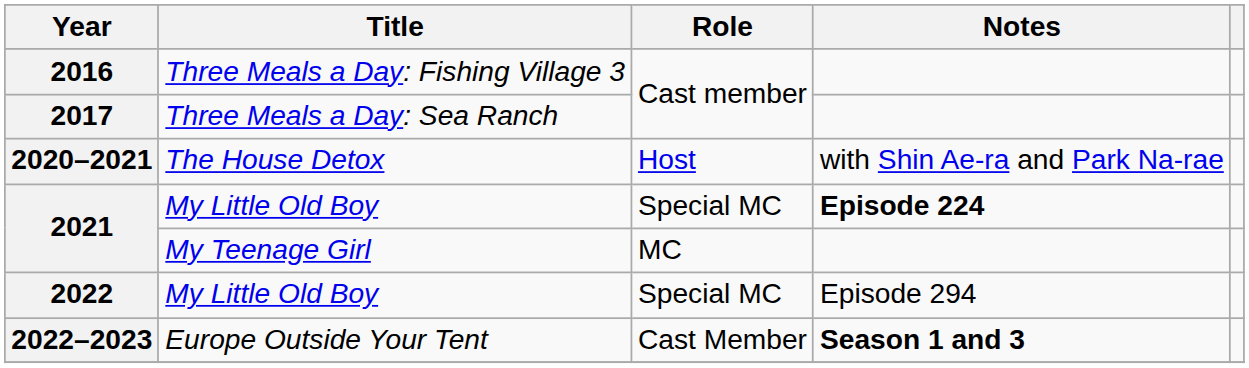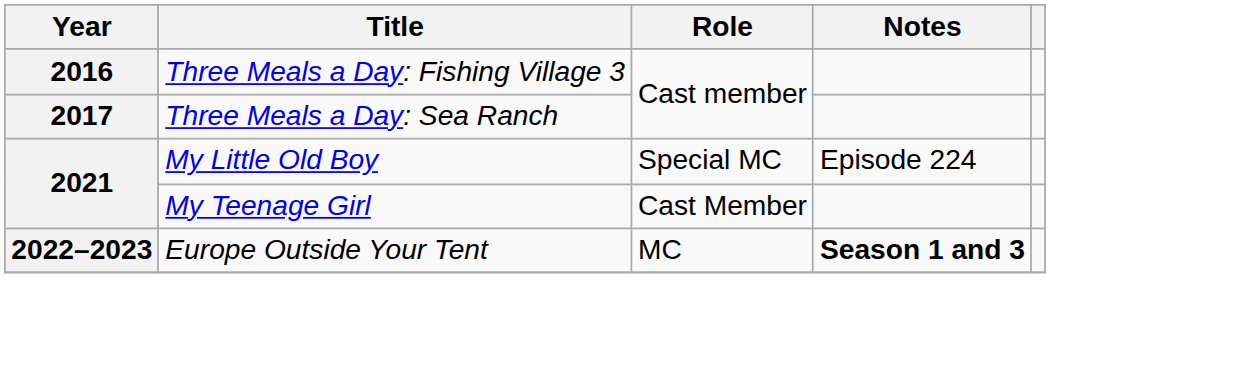- row: (82, 160)
(902, 205) bold -> (898, 160) normal
(660, 250) MC -> (722, 205) Cast Member
- row: (82, 294)
(722, 339) Cast Member -> (660, 250) MC
